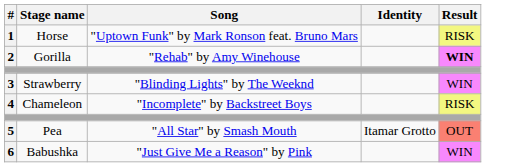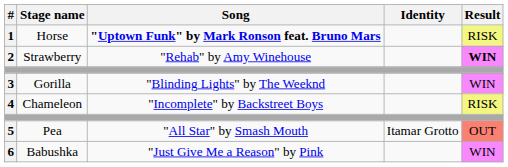(224, 35) normal -> (236, 35) bold
(52, 56) Gorilla -> (52, 56) Strawberry
(52, 83) Strawberry -> (52, 83) Gorilla
